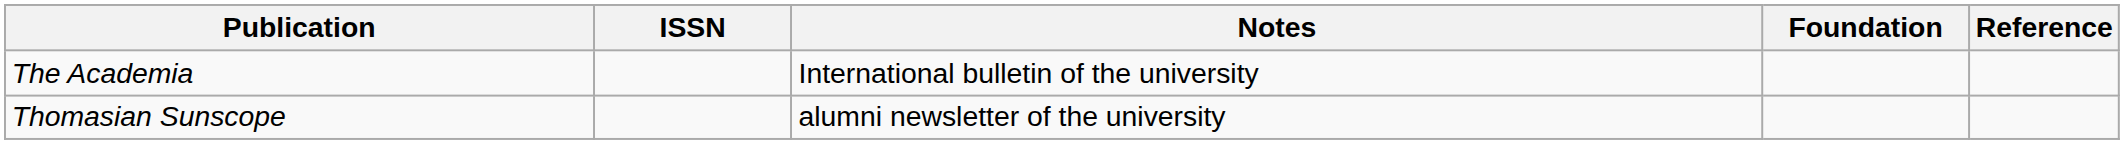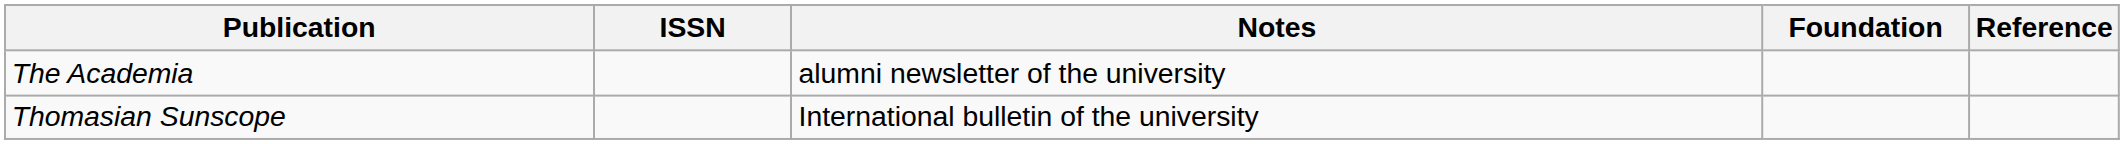(1029, 73) International bulletin of the university -> (1012, 73) alumni newsletter of the university
(1012, 117) alumni newsletter of the university -> (1029, 117) International bulletin of the university
